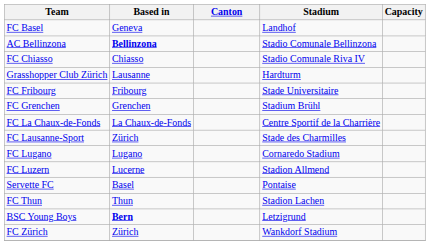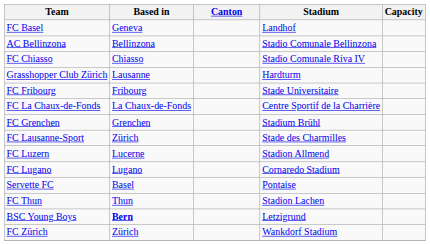(134, 43) bold -> (133, 43) normal
rows swapped: (33, 106) <-> (53, 122)
rows swapped: (29, 153) <-> (28, 169)
